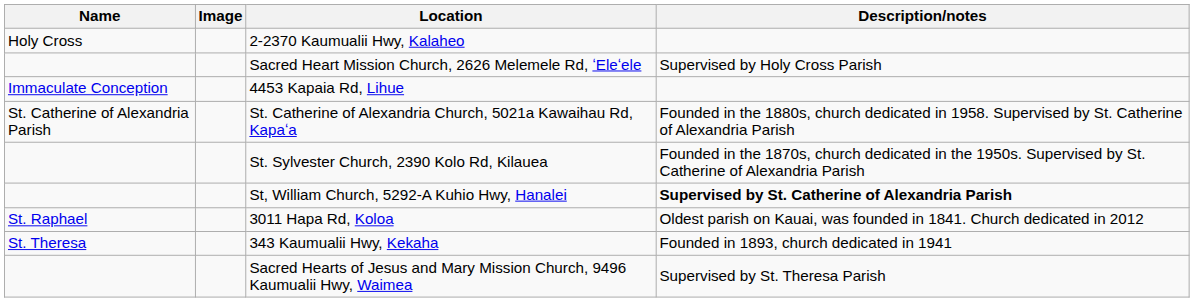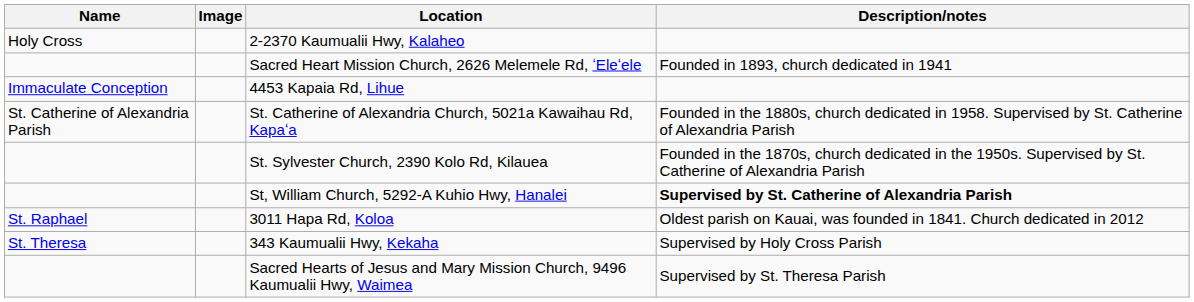(771, 64) Supervised by Holy Cross Parish -> (806, 64) Founded in 1893, church dedicated in 1941
(806, 243) Founded in 1893, church dedicated in 1941 -> (771, 243) Supervised by Holy Cross Parish
